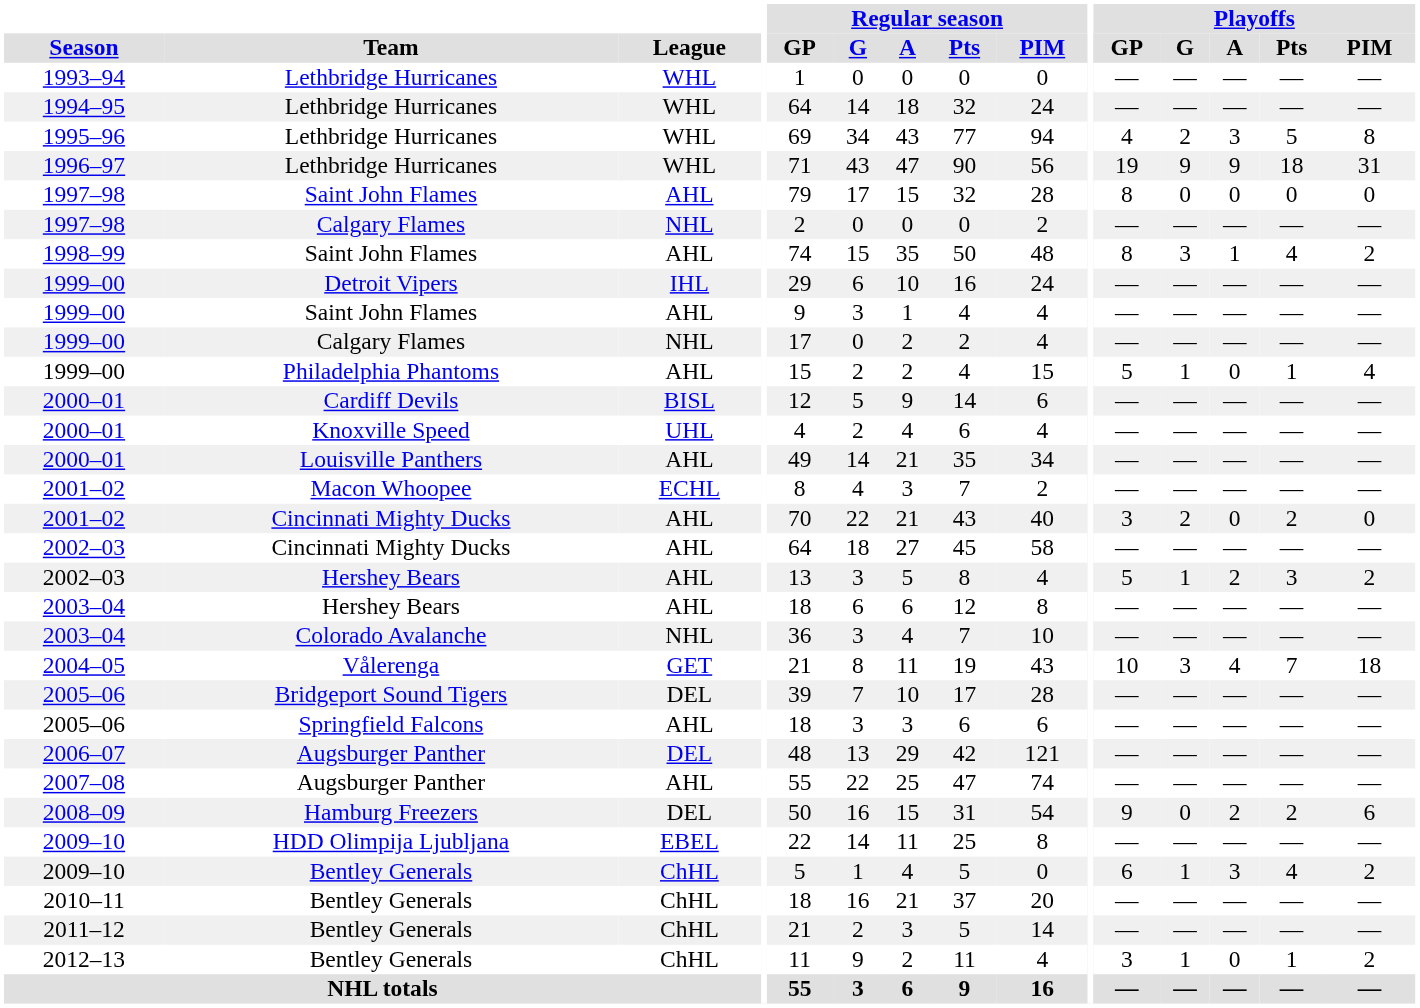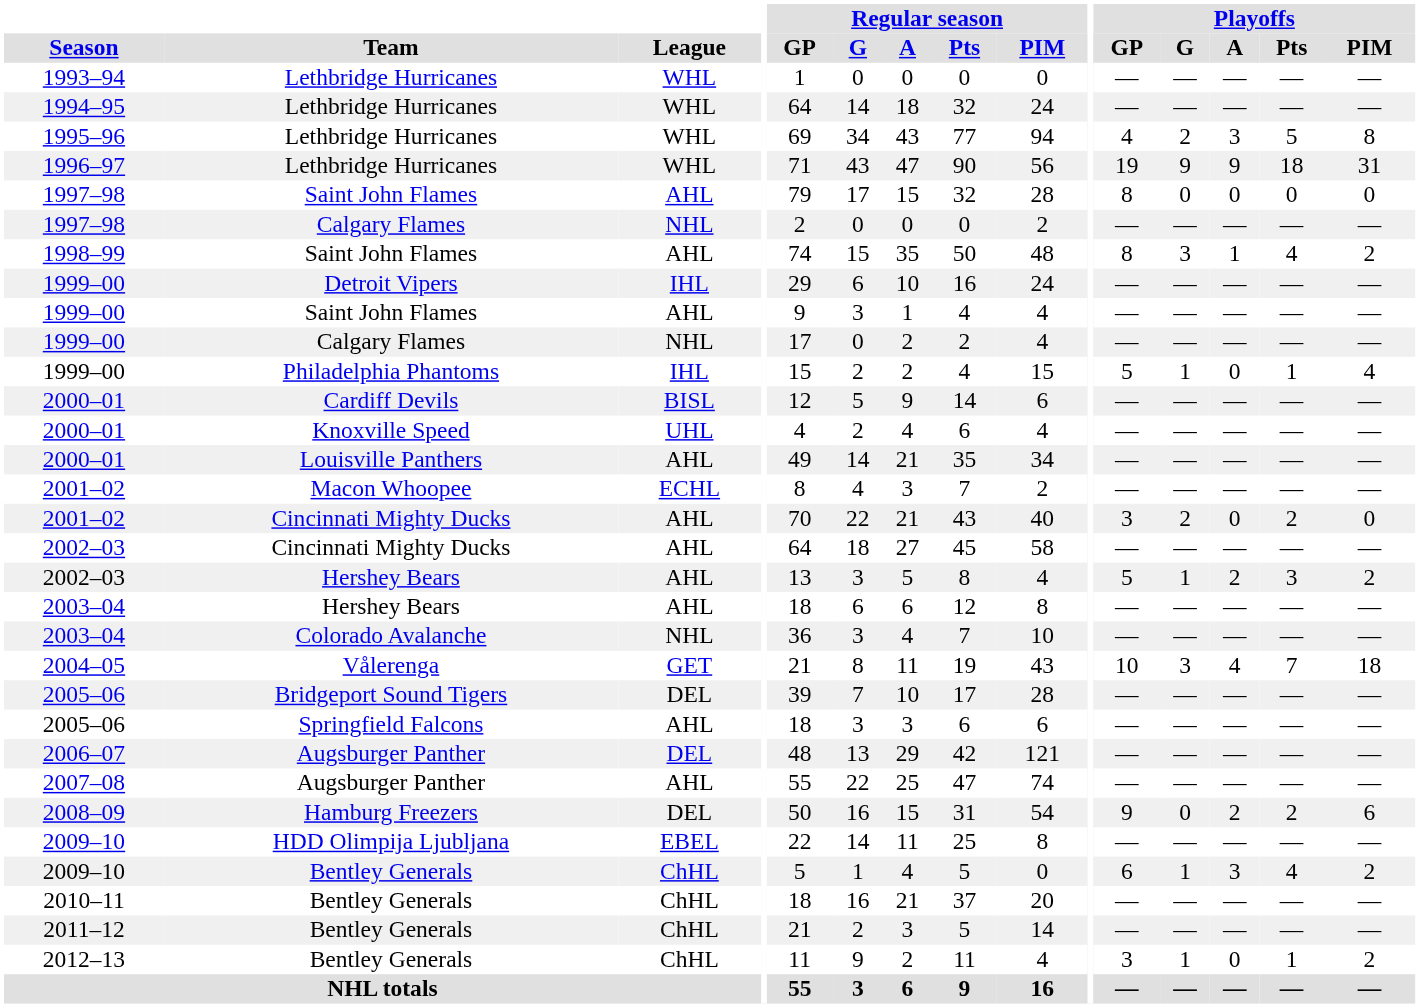(689, 371) AHL -> (689, 371) IHL
